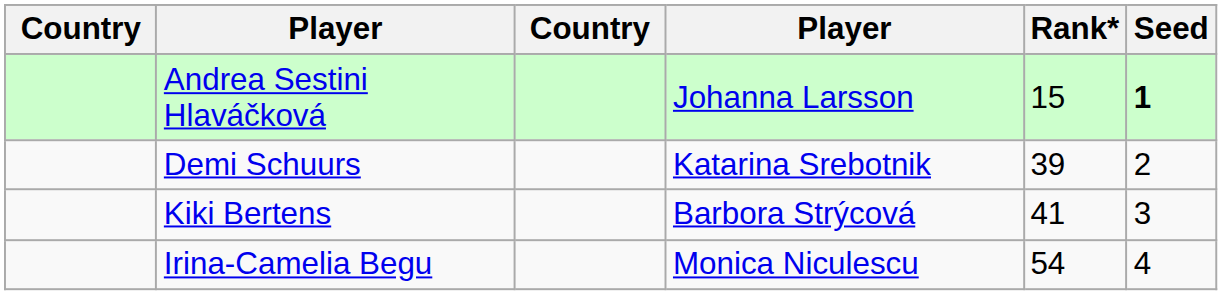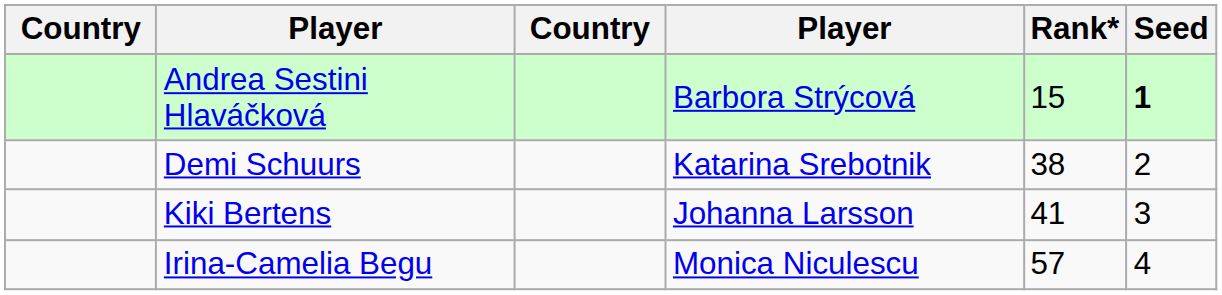(793, 96) Johanna Larsson -> (794, 96) Barbora Strýcová
(1048, 164) 39 -> (1048, 164) 38
(794, 213) Barbora Strýcová -> (793, 213) Johanna Larsson
(1048, 263) 54 -> (1048, 263) 57
